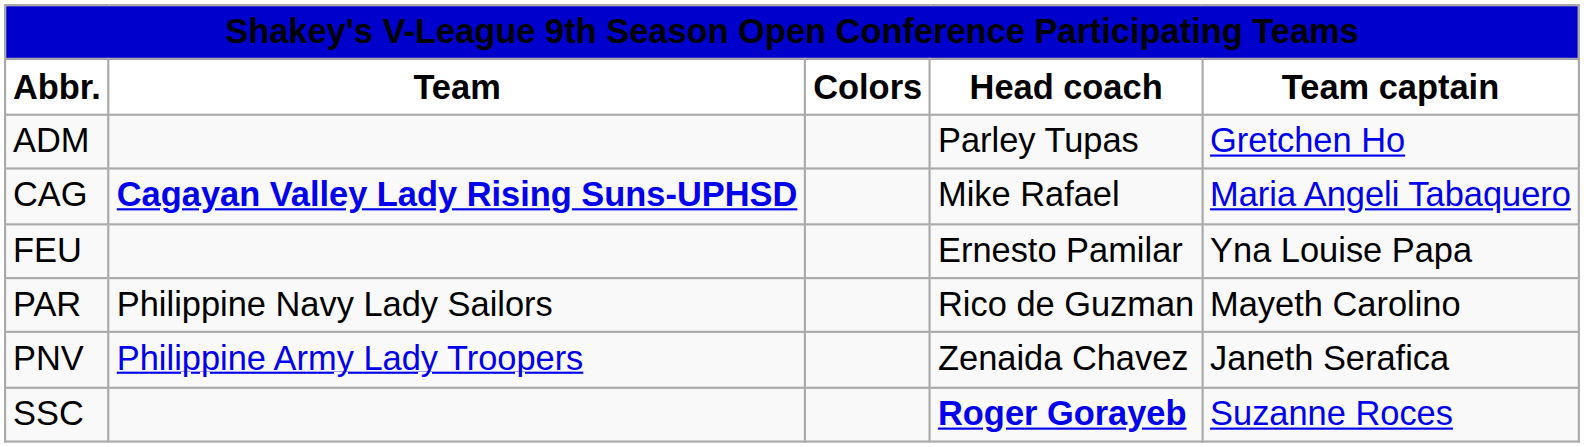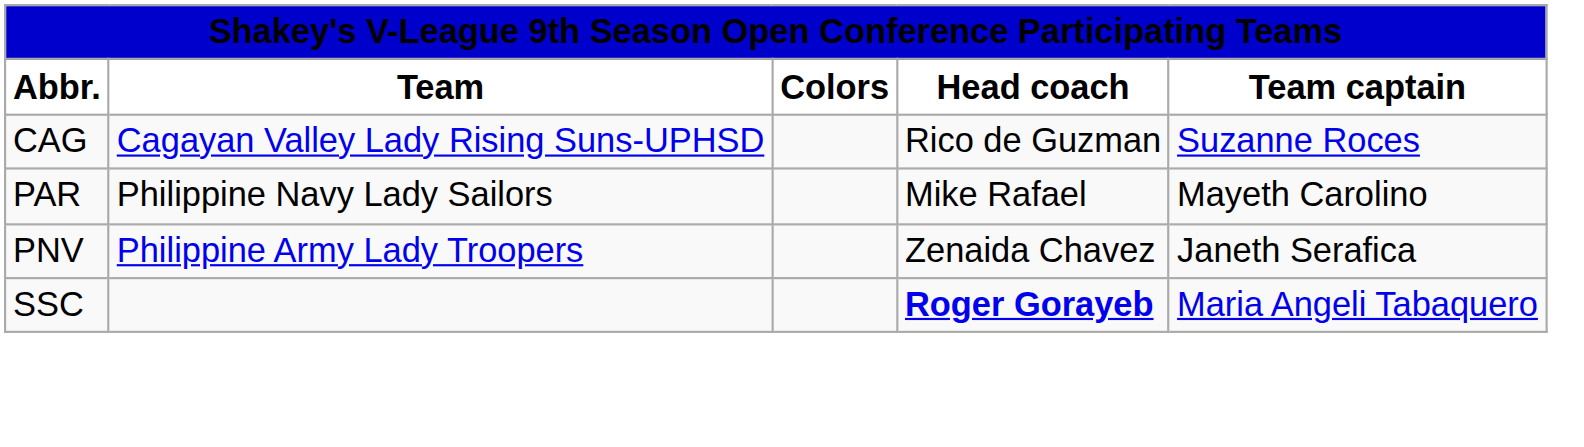- row: (51, 140)
(457, 195) bold -> (441, 140) normal
(1029, 195) Mike Rafael -> (1033, 140) Rico de Guzman
(1390, 195) Maria Angeli Tabaquero -> (1299, 140) Suzanne Roces
- row: (47, 250)
(1066, 304) Rico de Guzman -> (996, 195) Mike Rafael
(1332, 413) Suzanne Roces -> (1357, 304) Maria Angeli Tabaquero
